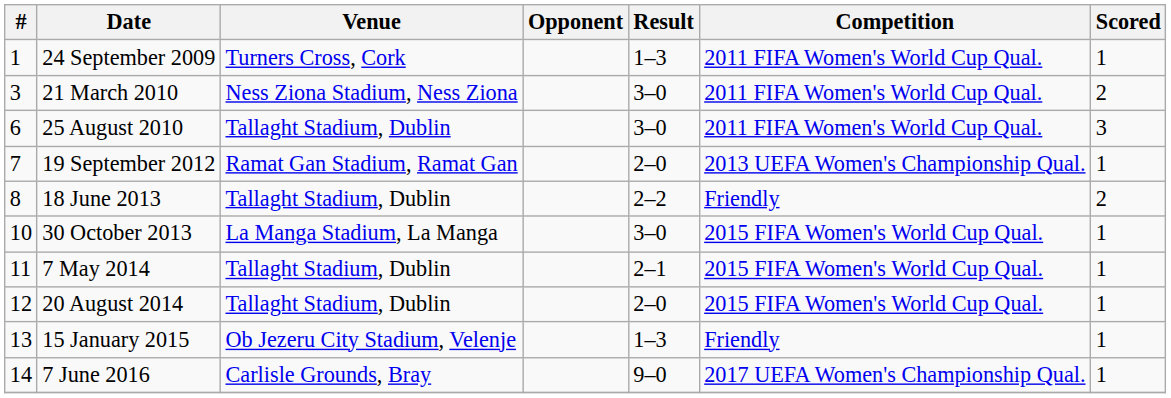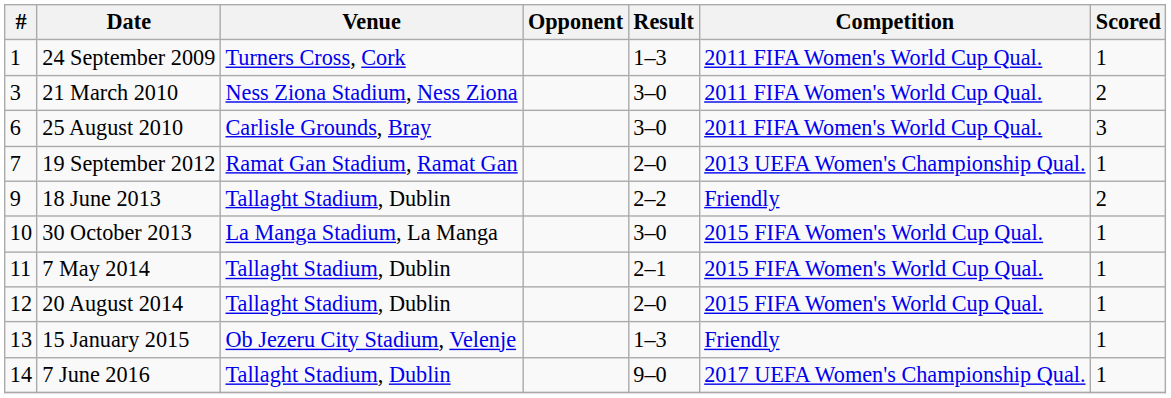(338, 127) Tallaght Stadium, Dublin -> (328, 127) Carlisle Grounds, Bray
(15, 198) 8 -> (15, 198) 9
(328, 374) Carlisle Grounds, Bray -> (338, 374) Tallaght Stadium, Dublin
